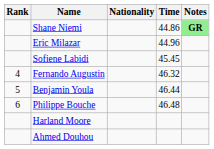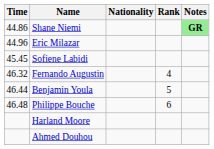columns swapped: (17, 12) <-> (169, 12)
